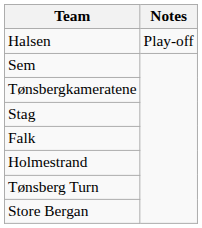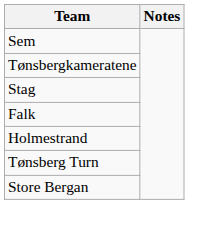- row: (29, 41)
